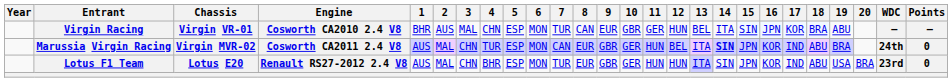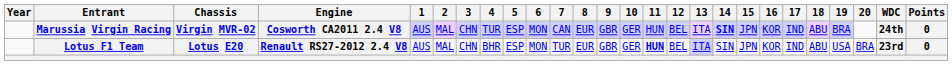- row: (104, 30)
(655, 64) normal -> (655, 47) bold
(678, 64) HUN -> (678, 47) BEL
